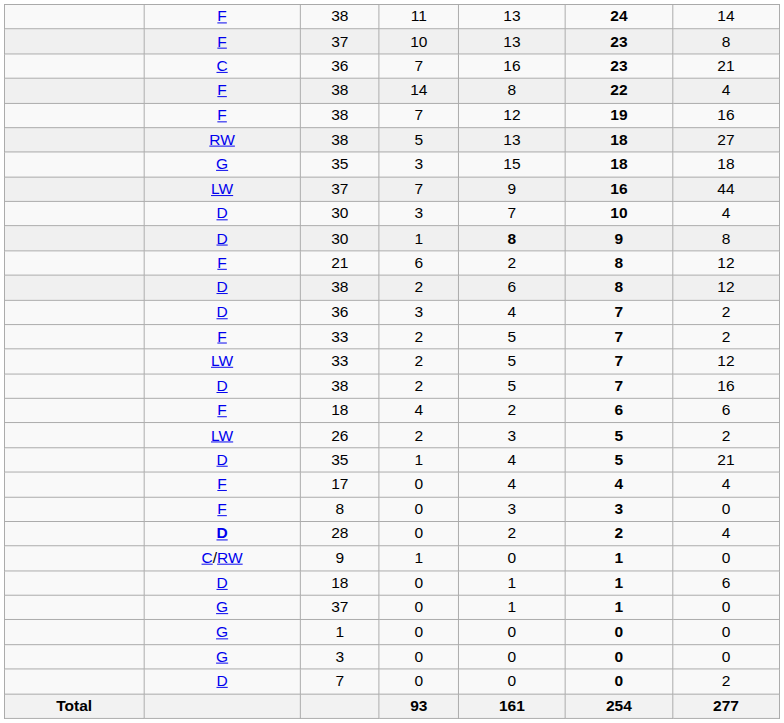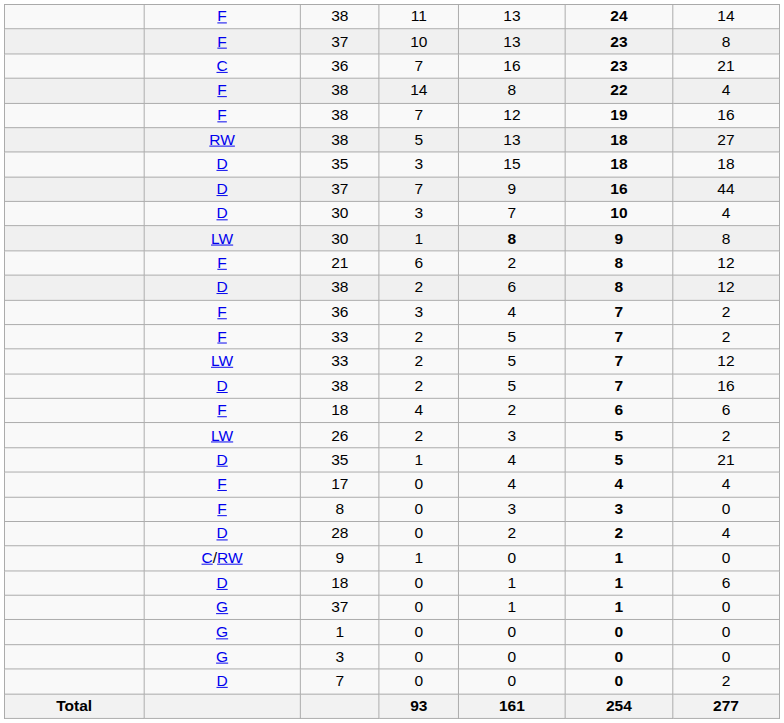(222, 164) G -> (222, 164) D
(222, 189) LW -> (222, 189) D
(222, 238) D -> (222, 238) LW
(222, 312) D -> (222, 312) F
(222, 533) bold -> (222, 533) normal
